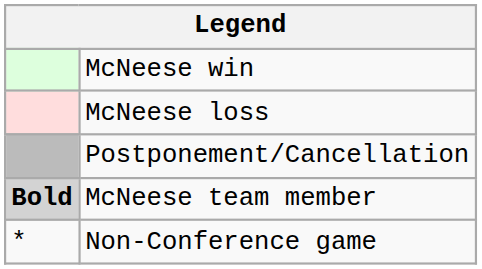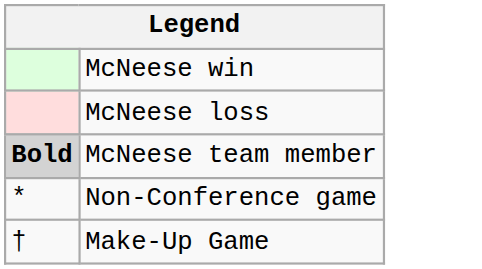- row: (277, 155)
+ row: (177, 242)
